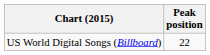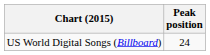(185, 42) 22 -> (185, 42) 24
